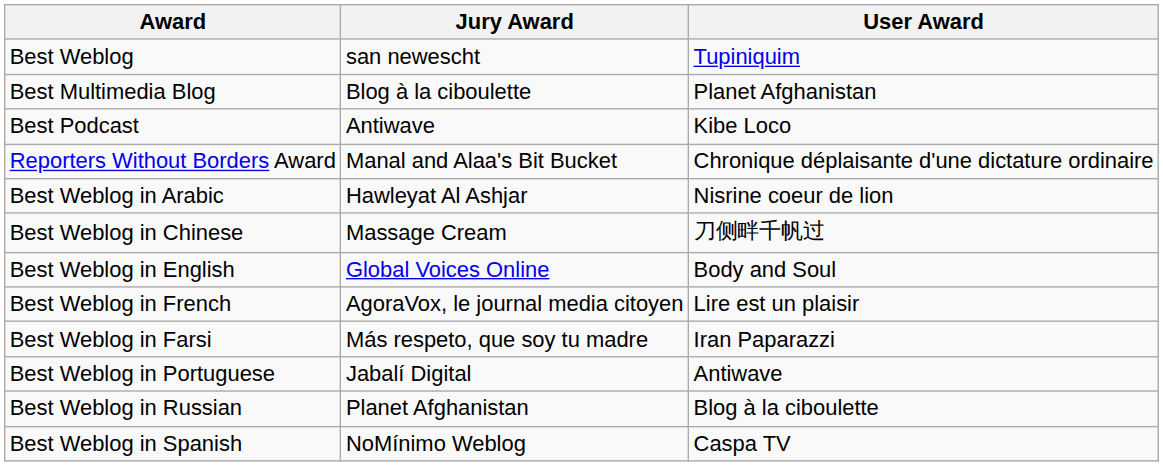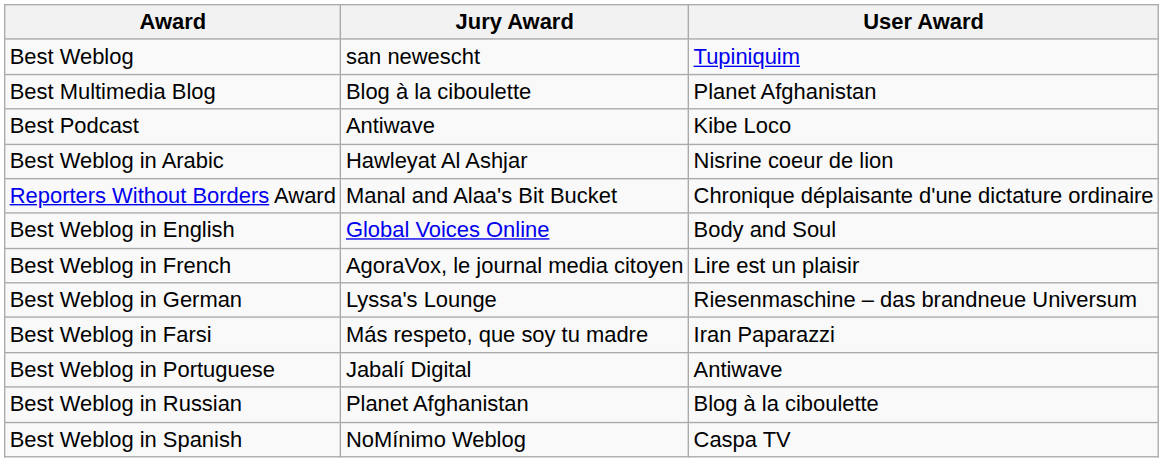rows swapped: (173, 160) <-> (117, 195)
- row: (127, 232)
+ row: (126, 299)
